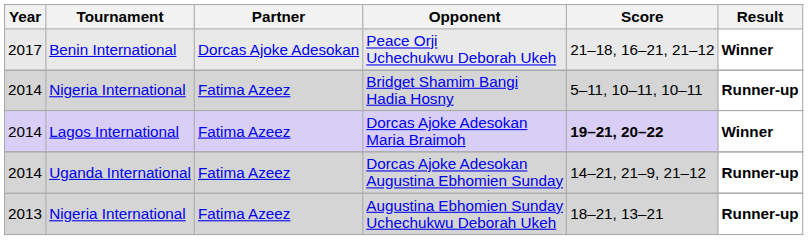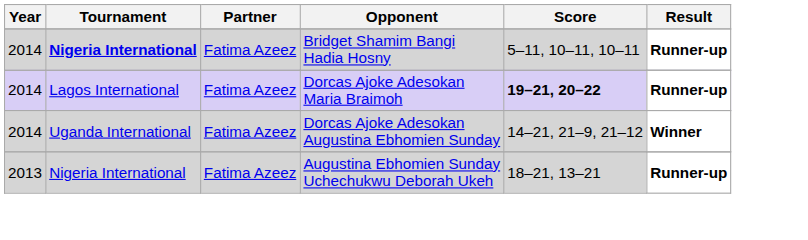- row: (461, 50)
(117, 91) normal -> (123, 50) bold
(747, 132) Winner -> (689, 91) Runner-up
(760, 173) Runner-up -> (676, 132) Winner
